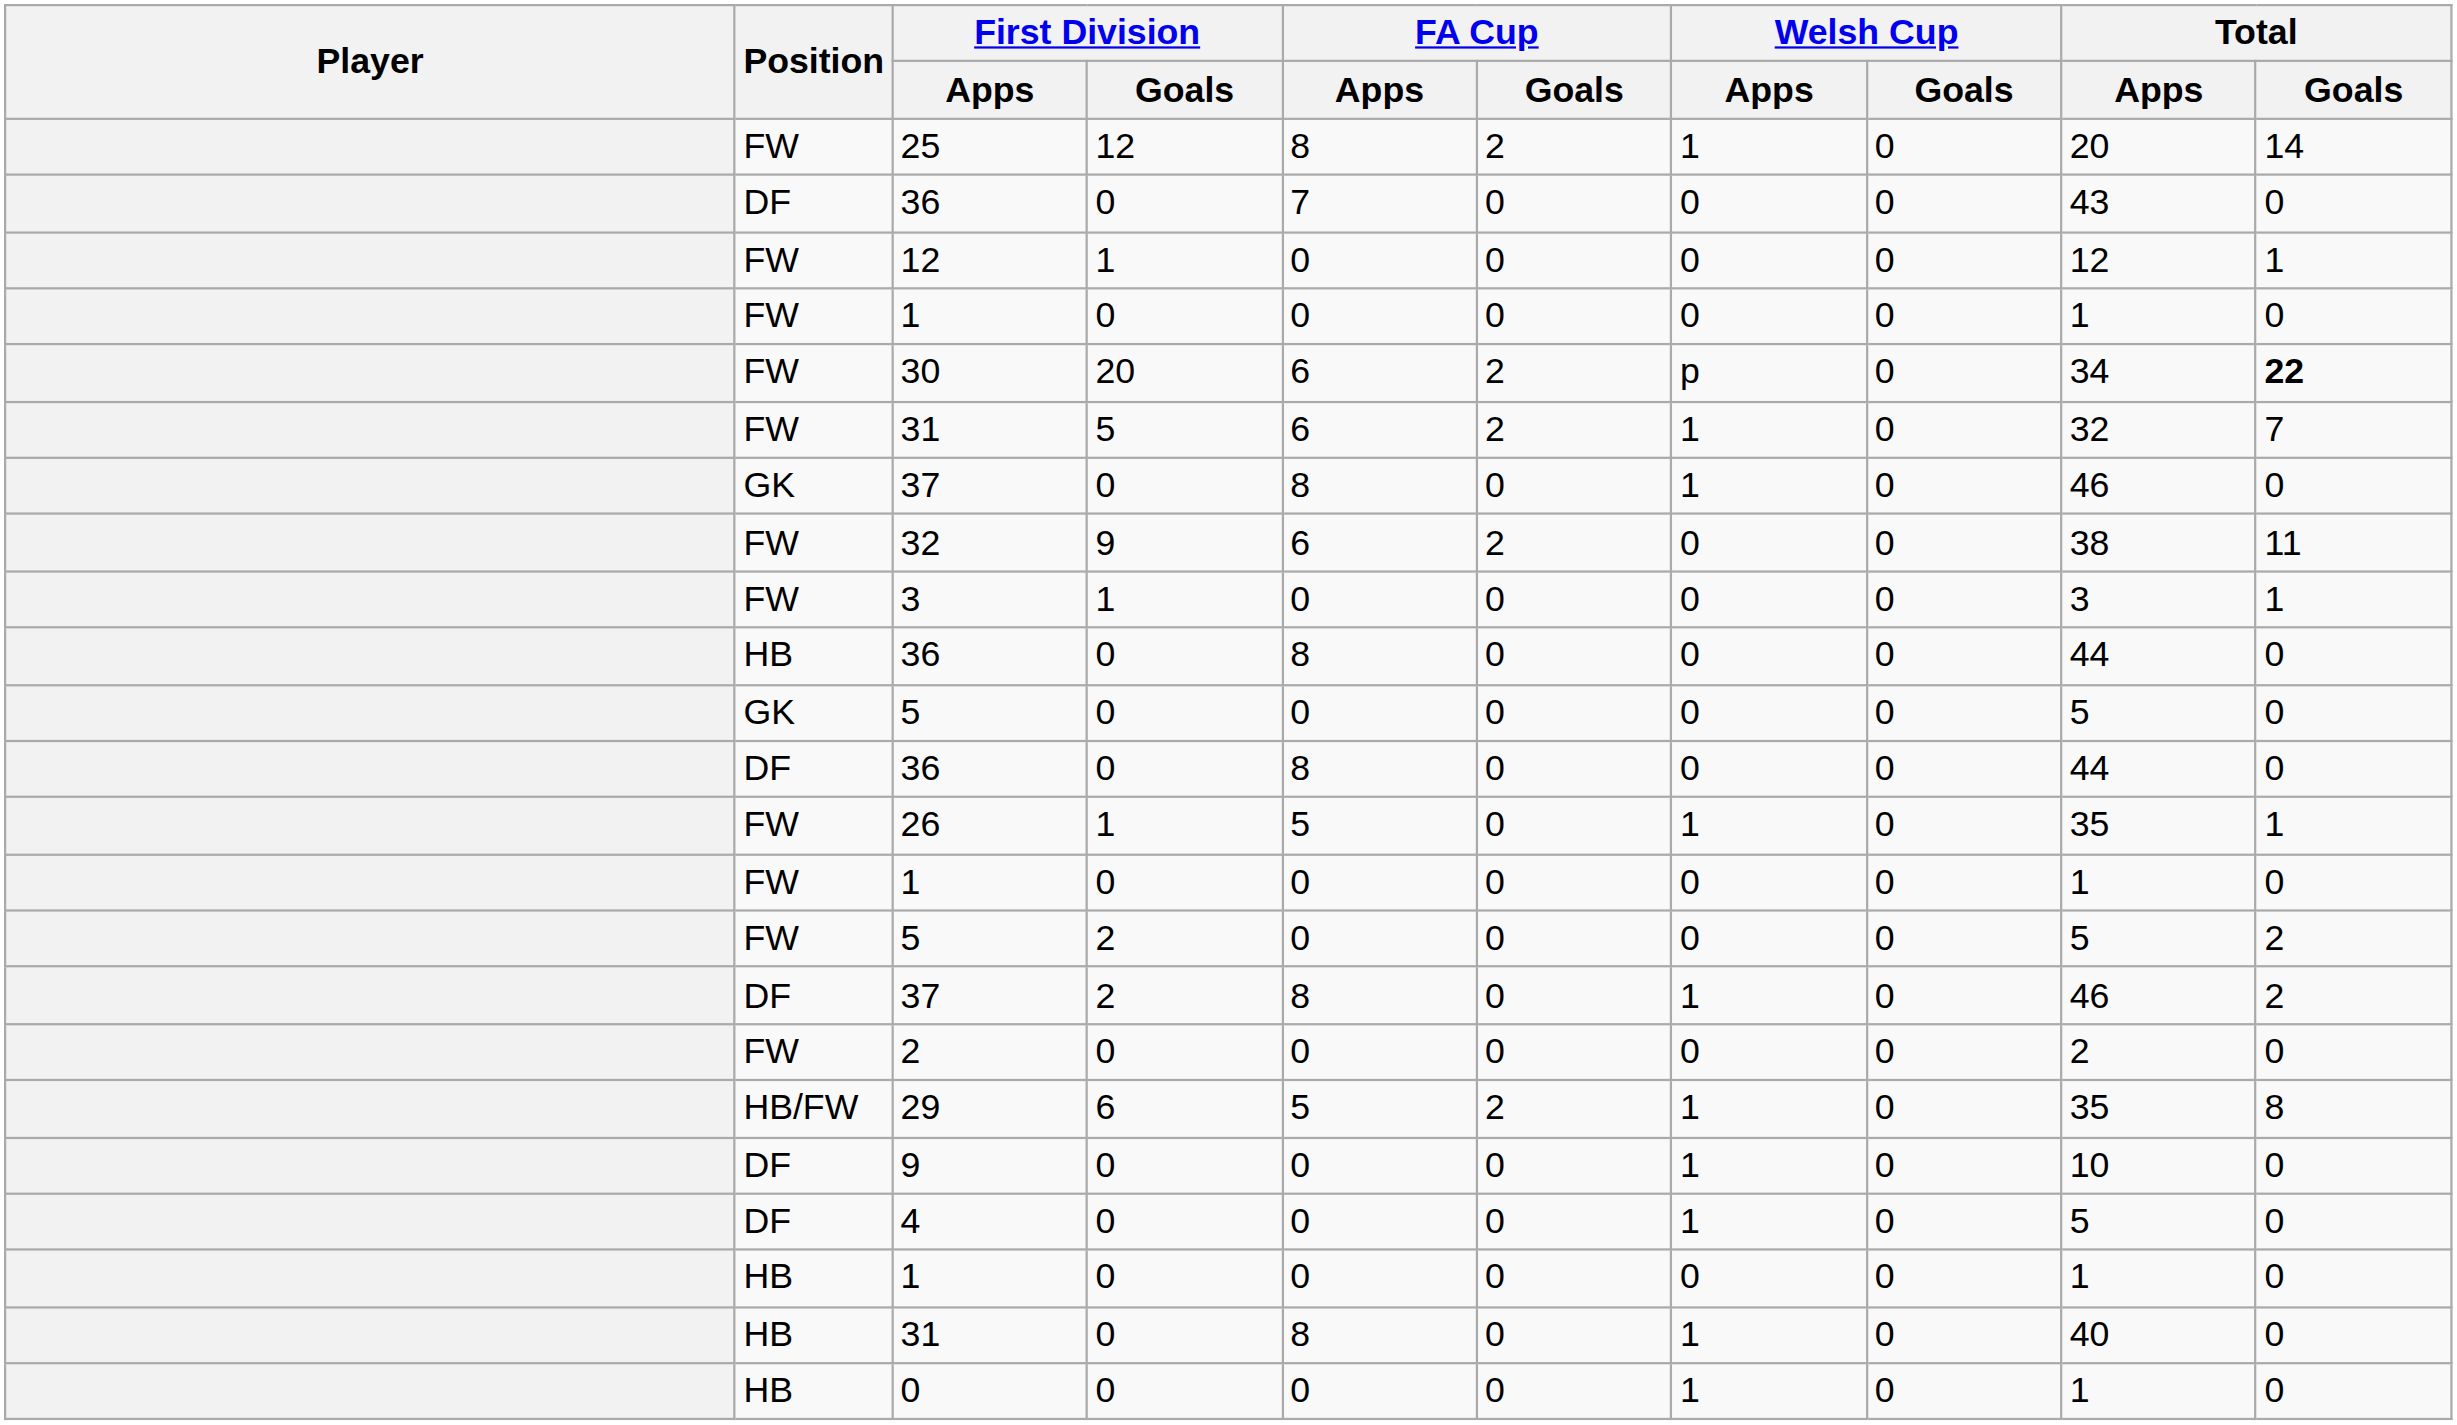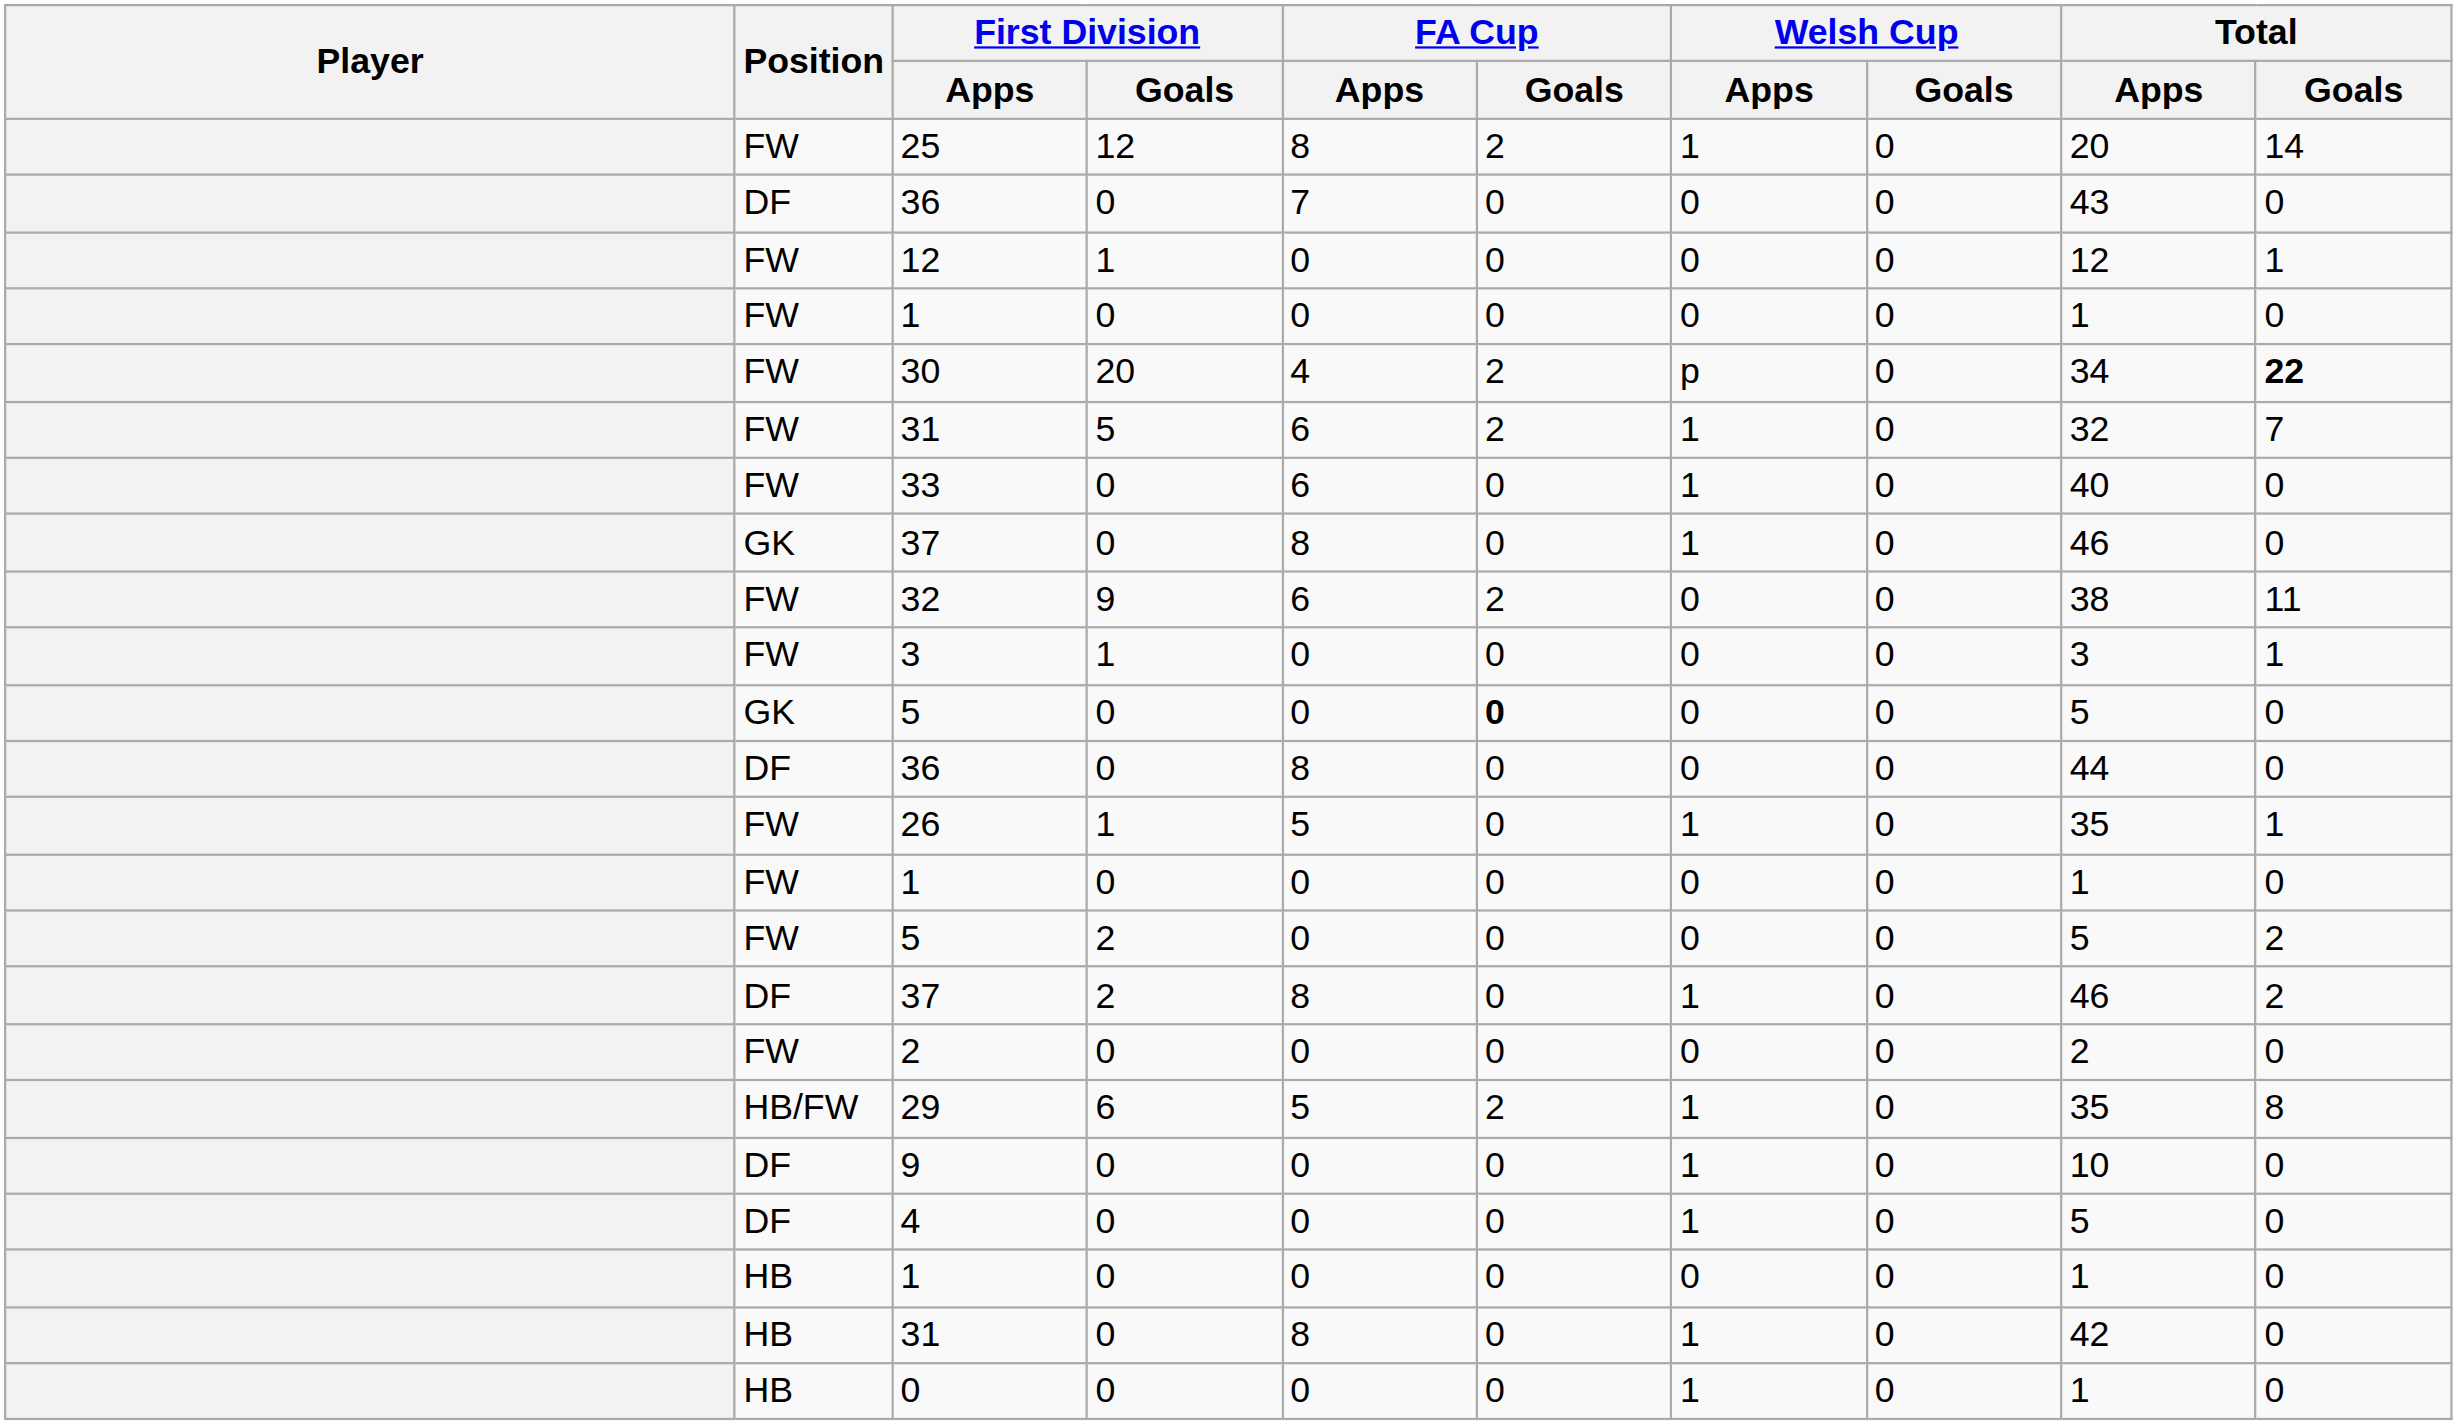(1300, 372) 6 -> (1300, 372) 4
+ row: (771, 485)
- row: (768, 655)
(1495, 711) normal -> (1495, 711) bold
(2089, 1334) 40 -> (2089, 1334) 42
